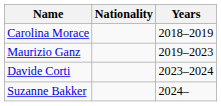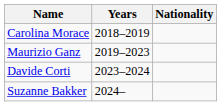columns swapped: (124, 14) <-> (186, 14)
